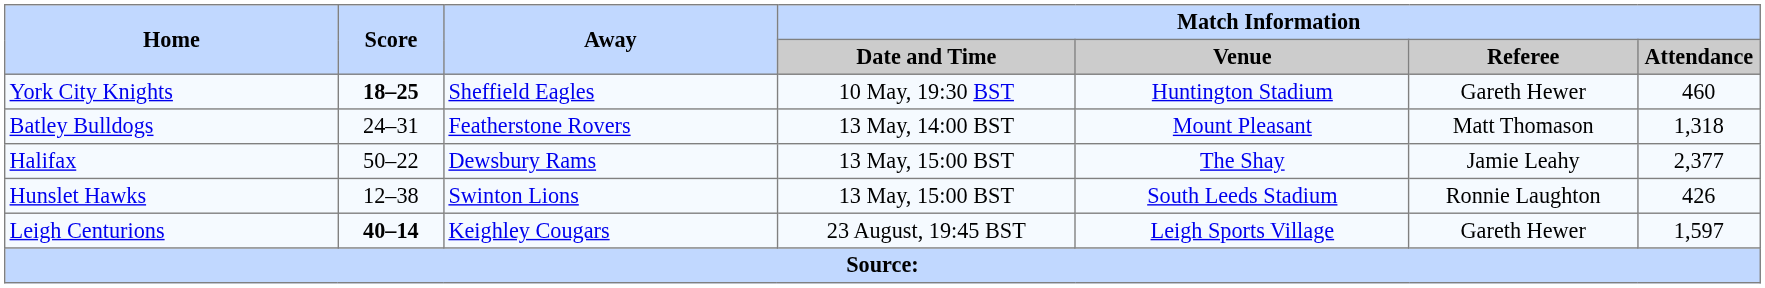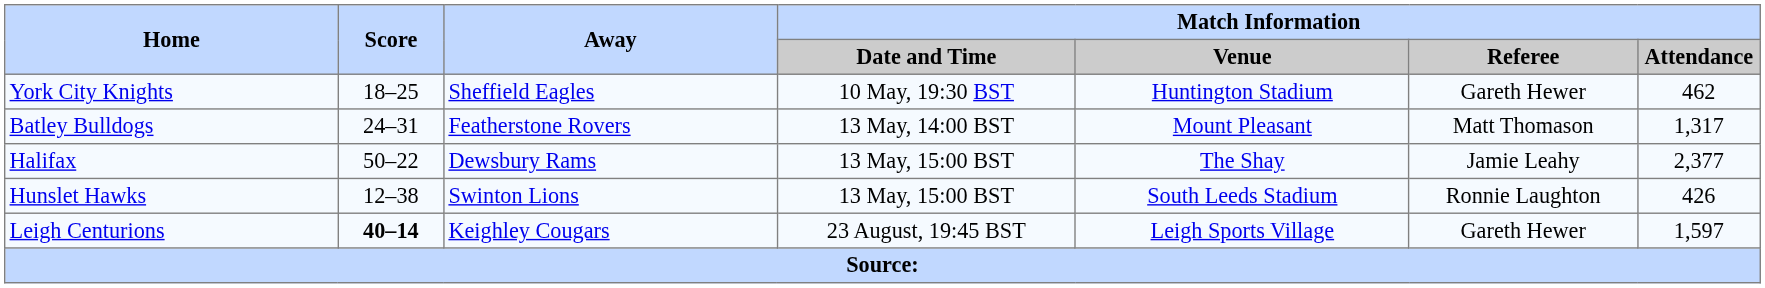(391, 91) bold -> (391, 91) normal
(1699, 91) 460 -> (1699, 91) 462
(1699, 126) 1,318 -> (1699, 126) 1,317
